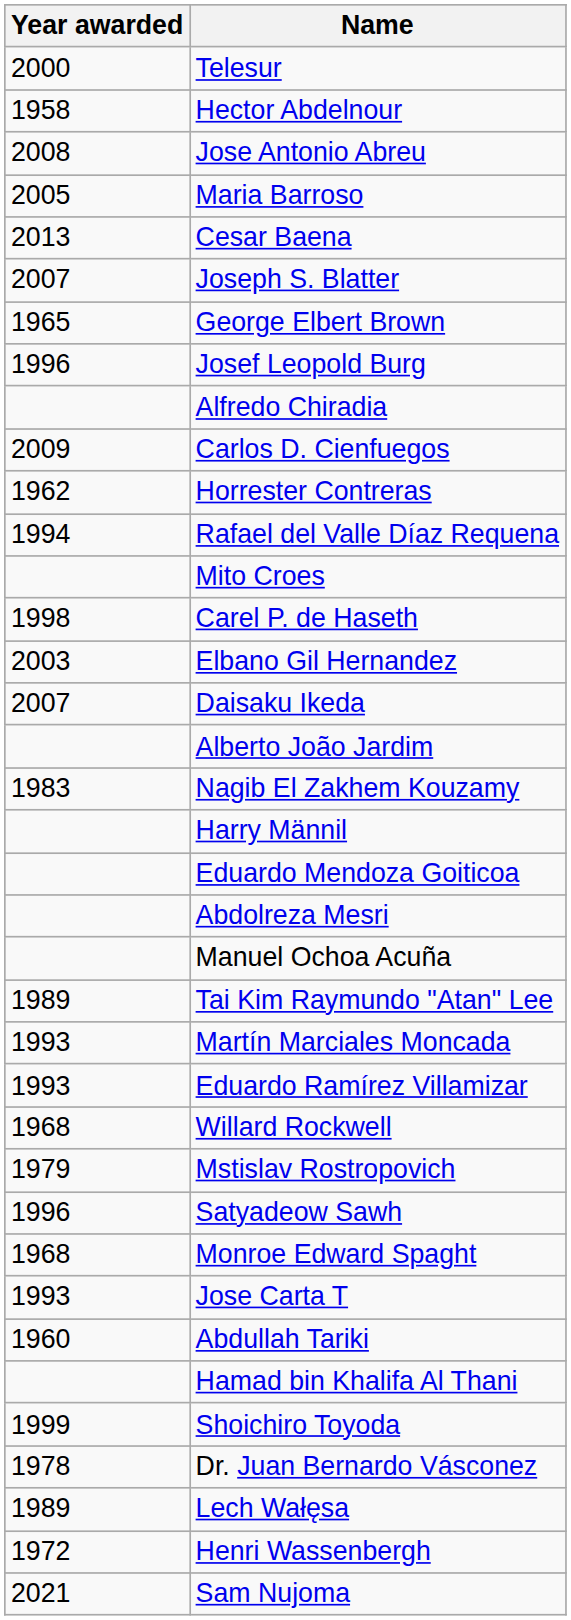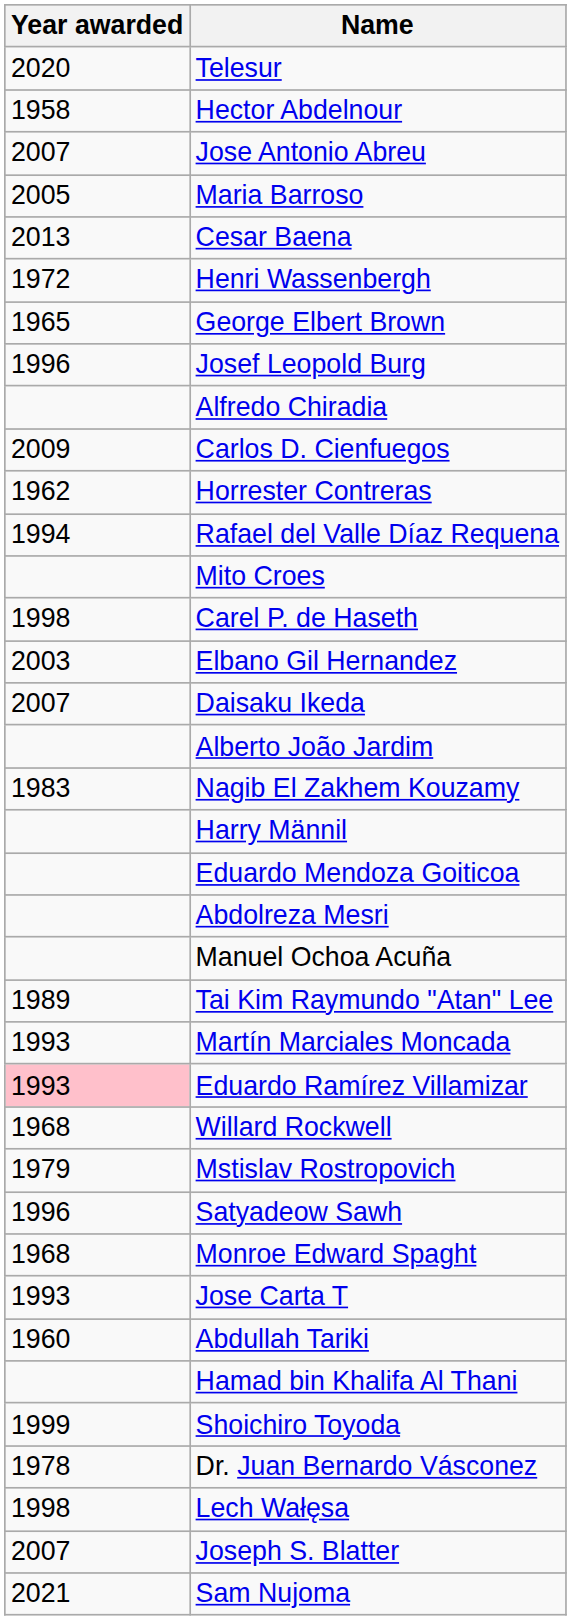(41, 68) 2000 -> (41, 68) 2020
(41, 152) 2008 -> (41, 152) 2007
rows swapped: (297, 279) <-> (313, 1551)
(41, 1085) no background -> (41, 1085) pink background
(41, 1508) 1989 -> (41, 1508) 1998
